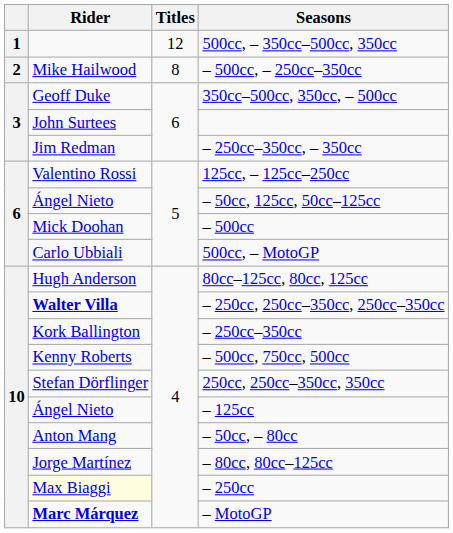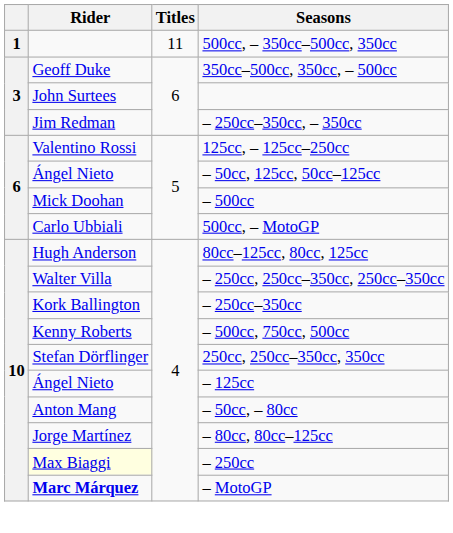(175, 43) 12 -> (175, 43) 11
- row: (282, 69)
(75, 305) bold -> (72, 278) normal
